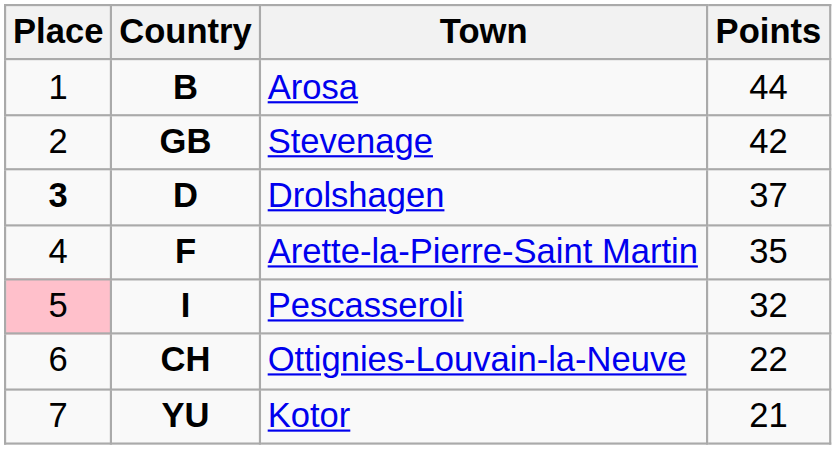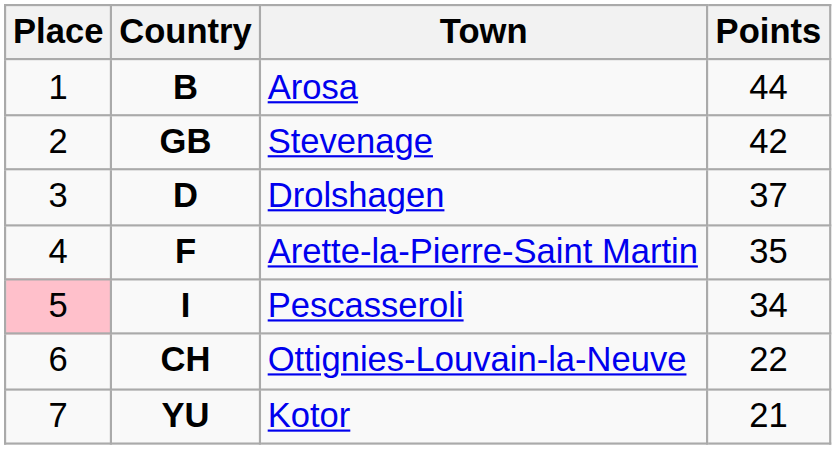(58, 196) bold -> (58, 196) normal
(768, 305) 32 -> (768, 305) 34
